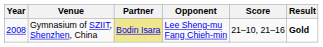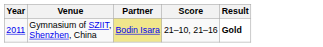- column: (196, 12)
(16, 30) 2008 -> (16, 30) 2011
